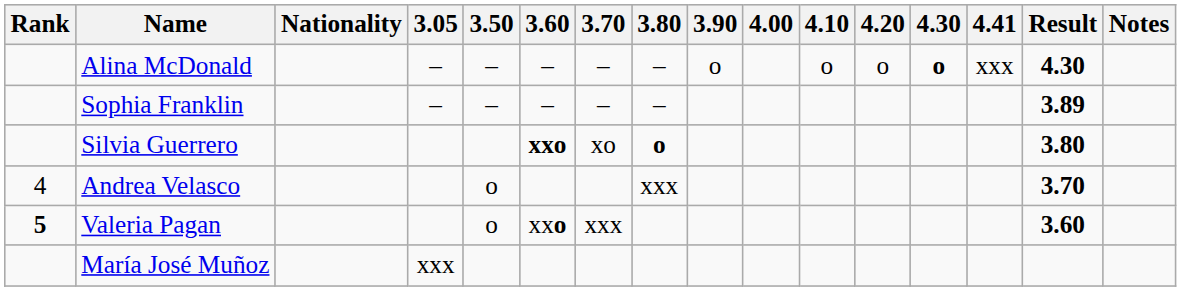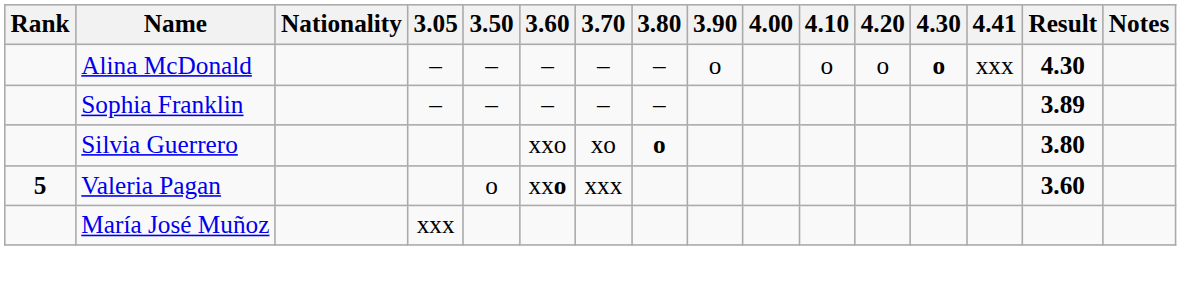(547, 144) bold -> (547, 144) normal
- row: (161, 184)
